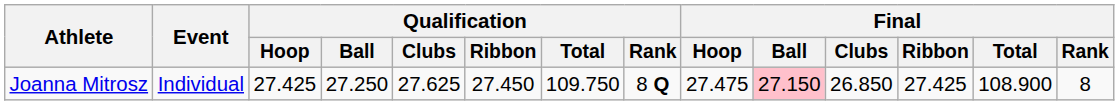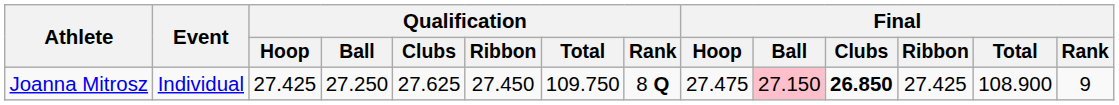(861, 84) normal -> (861, 84) bold
(1085, 84) 8 -> (1085, 84) 9
